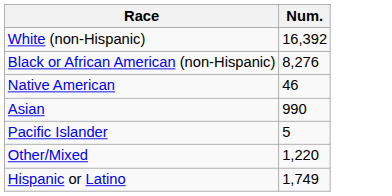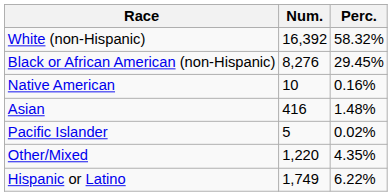+ column: (359, 16)
(290, 86) 46 -> (290, 86) 10
(294, 109) 990 -> (294, 109) 416
